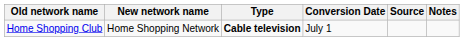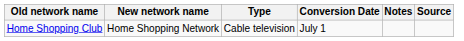columns swapped: (443, 12) <-> (407, 12)
(262, 28) bold -> (259, 28) normal
